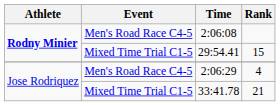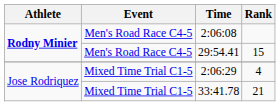(138, 52) Mixed Time Trial C1-5 -> (138, 52) Men's Road Race C4-5
(138, 72) Men's Road Race C4-5 -> (138, 72) Mixed Time Trial C1-5
